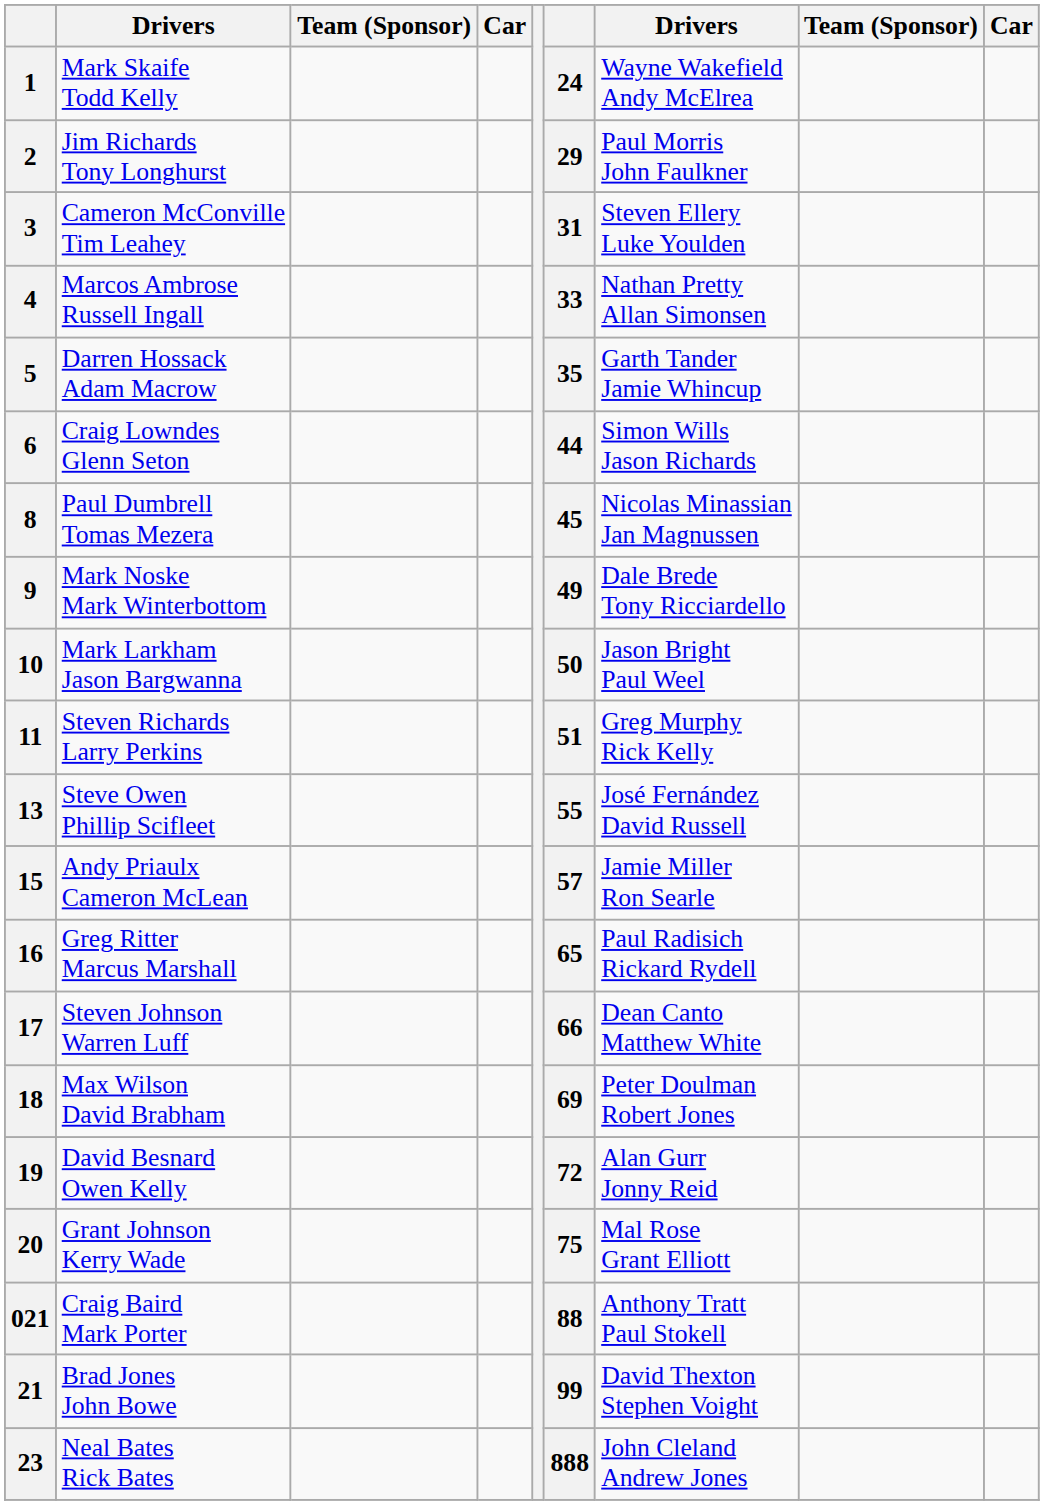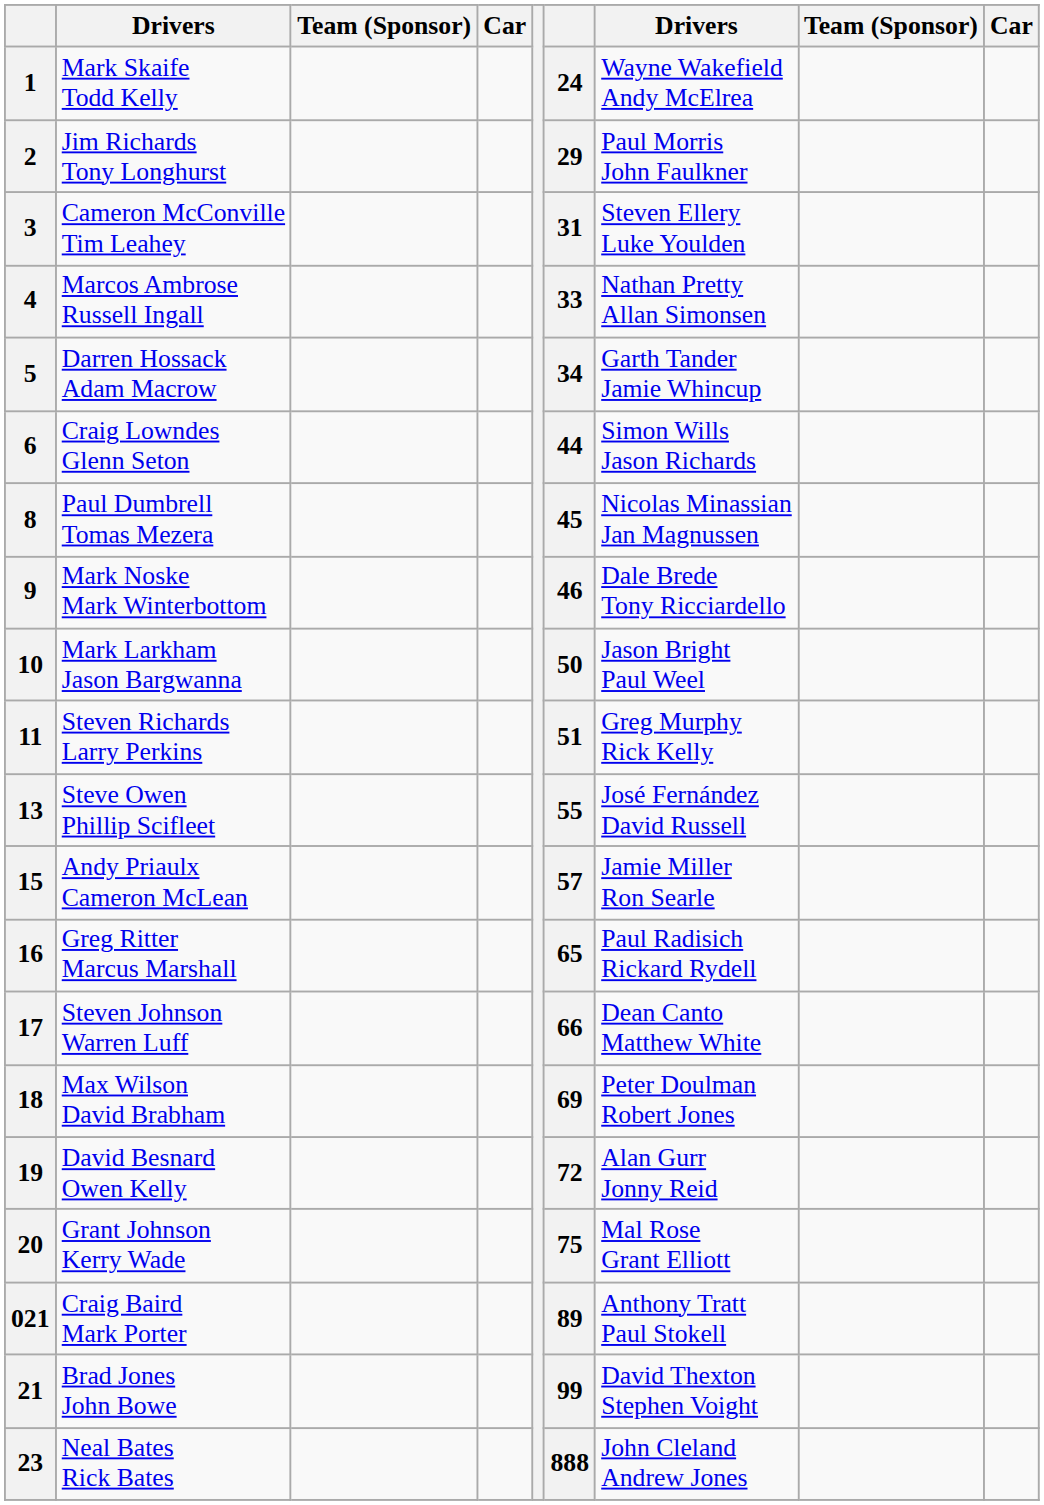(570, 373) 35 -> (570, 373) 34
(570, 591) 49 -> (570, 591) 46
(570, 1317) 88 -> (570, 1317) 89
